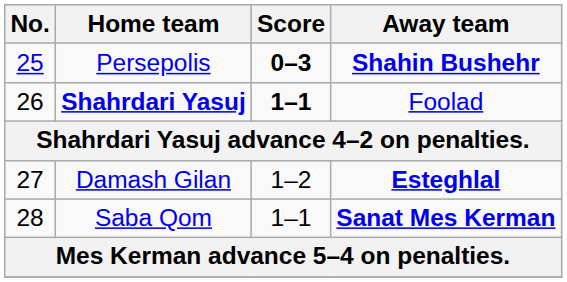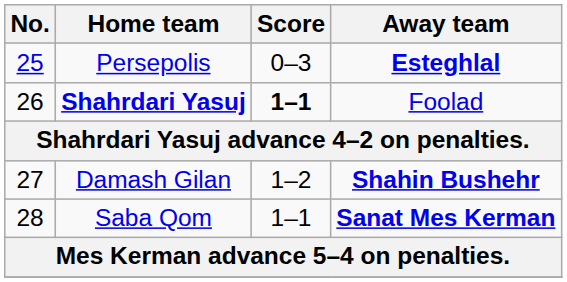(291, 62) bold -> (291, 62) normal
(446, 62) Shahin Bushehr -> (446, 62) Esteghlal
(446, 179) Esteghlal -> (446, 179) Shahin Bushehr
